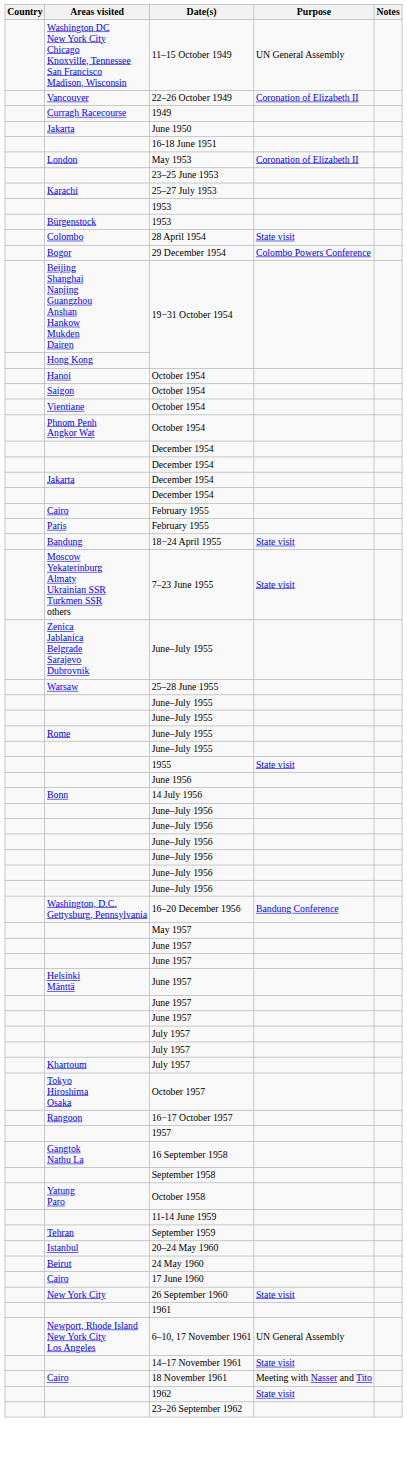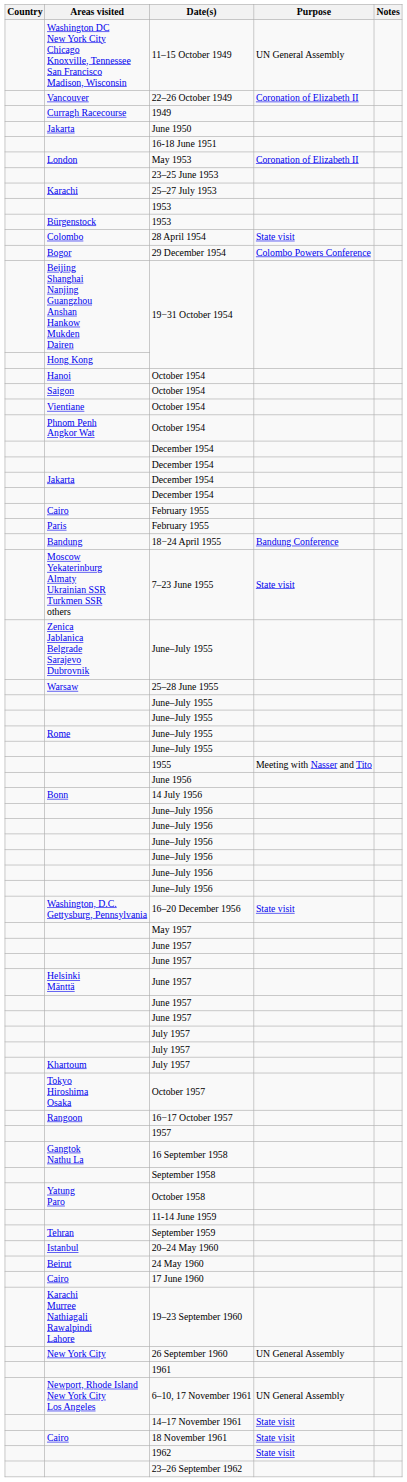(275, 541) State visit -> (297, 541) Bandung Conference
(275, 764) State visit -> (314, 764) Meeting with Nasser and Tito
(297, 909) Bandung Conference -> (275, 909) State visit
+ row: (70, 1316)
(275, 1294) State visit -> (300, 1354) UN General Assembly
(314, 1378) Meeting with Nasser and Tito -> (275, 1438) State visit
